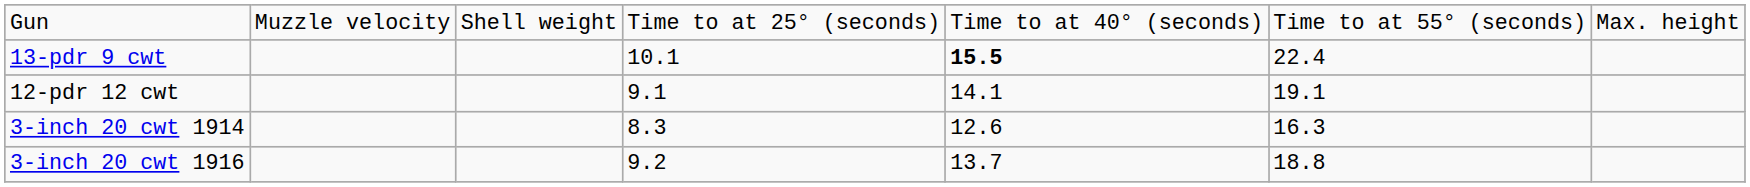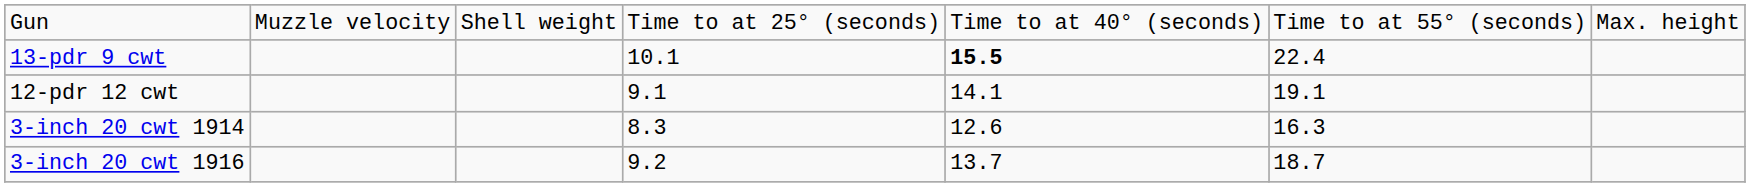(1299, 164) 18.8 -> (1299, 164) 18.7
